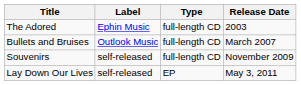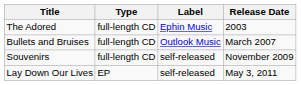columns swapped: (192, 12) <-> (128, 12)
